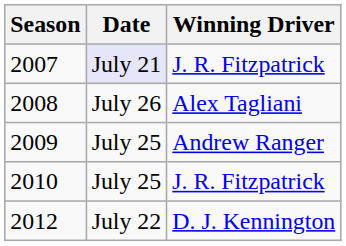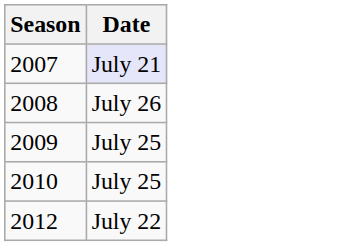- column: (254, 24)
